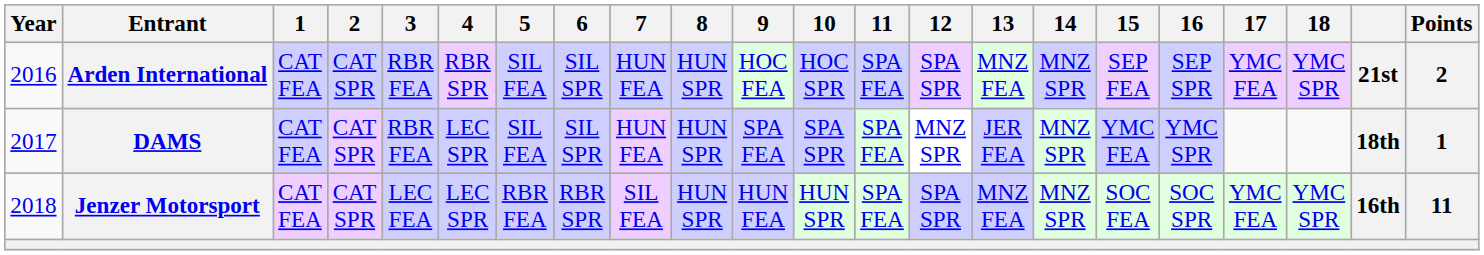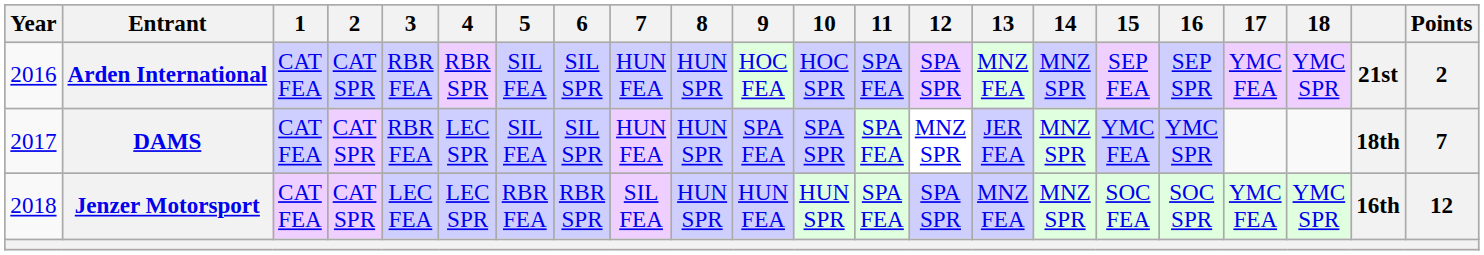(1442, 140) 1 -> (1442, 140) 7
(1442, 205) 11 -> (1442, 205) 12
